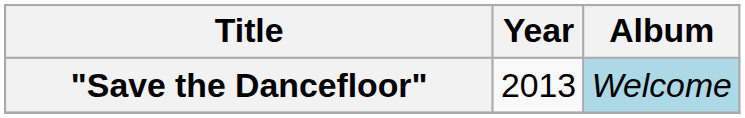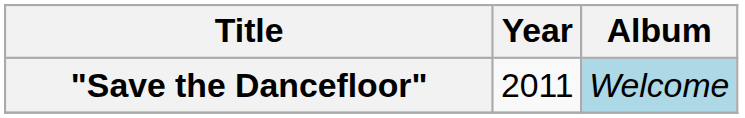(539, 84) 2013 -> (537, 84) 2011
